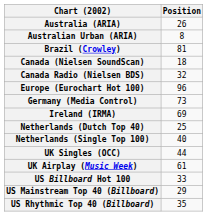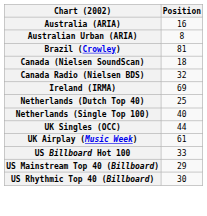(182, 24) 26 -> (182, 24) 16
- row: (83, 88)
- row: (83, 101)
(182, 205) 35 -> (182, 179) 30
